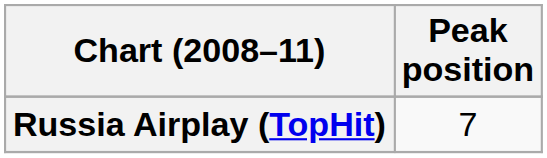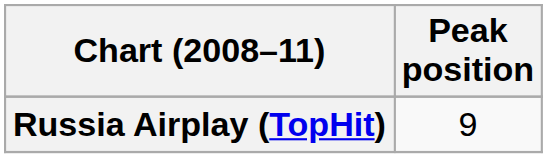(468, 123) 7 -> (468, 123) 9
